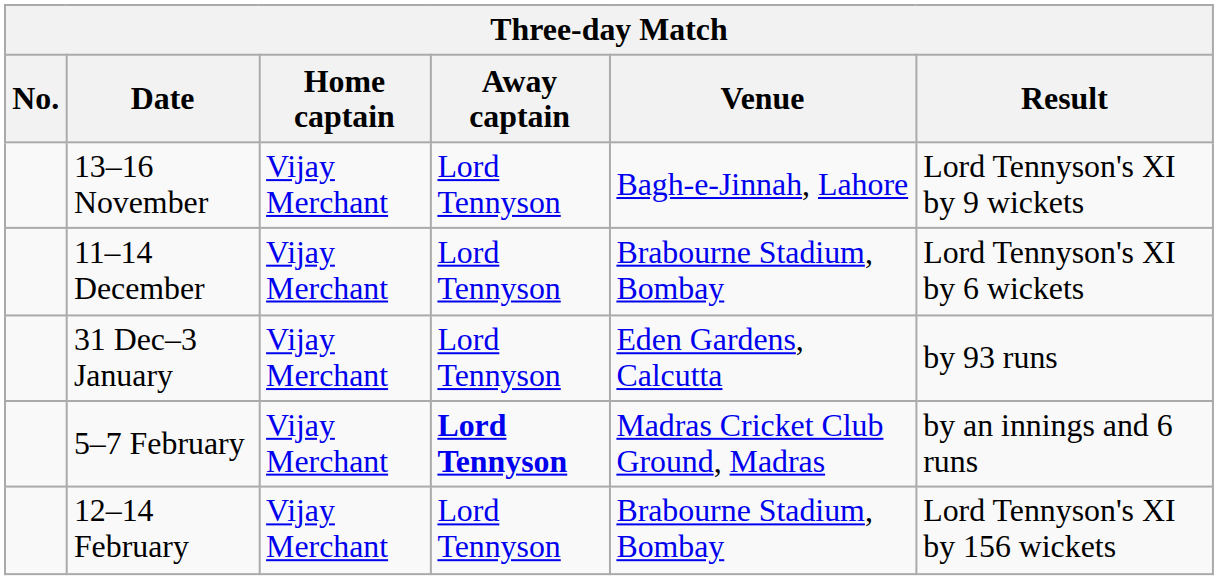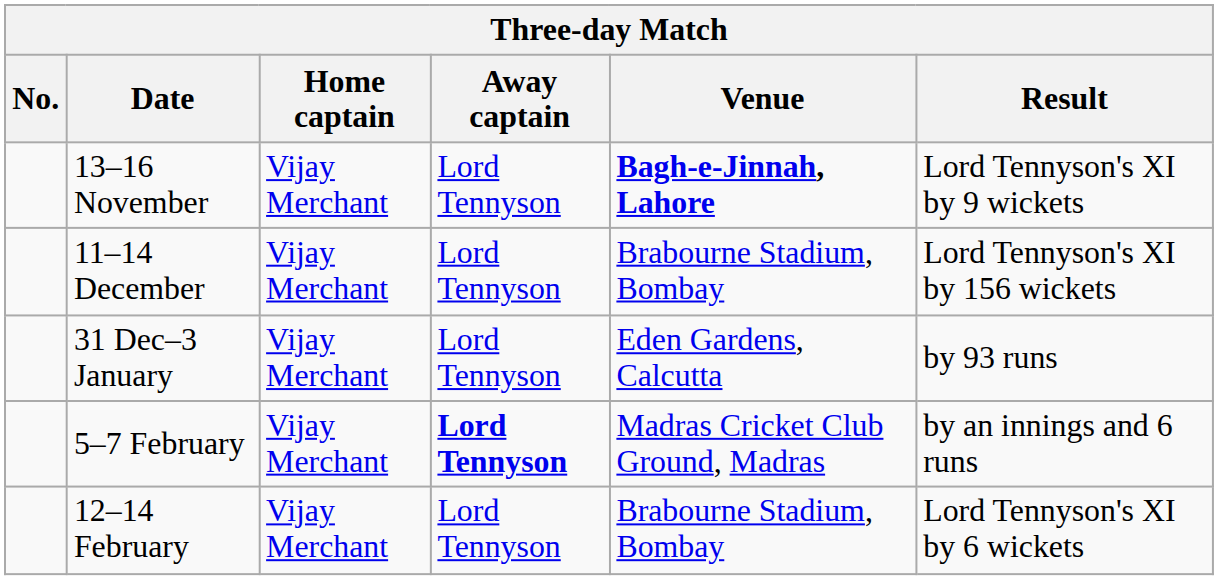(762, 184) normal -> (720, 184) bold
(1049, 270) Lord Tennyson's XI by 6 wickets -> (1049, 270) Lord Tennyson's XI by 156 wickets
(1049, 529) Lord Tennyson's XI by 156 wickets -> (1049, 529) Lord Tennyson's XI by 6 wickets
